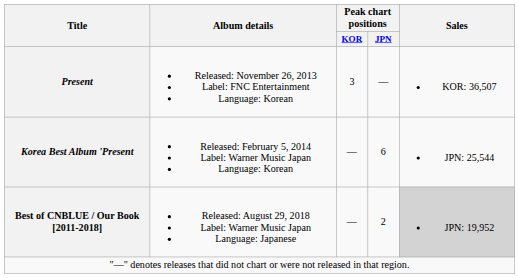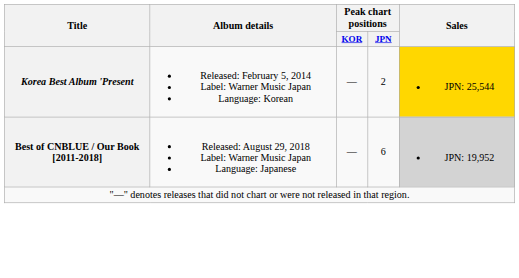- row: (77, 81)
(383, 152) 6 -> (383, 81) 2
(457, 158) no background -> (457, 87) gold background
(383, 222) 2 -> (383, 152) 6
